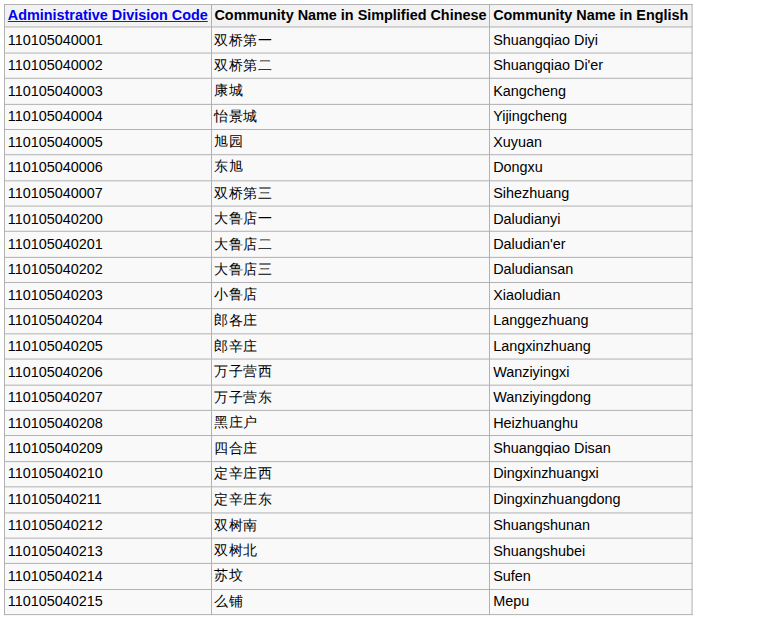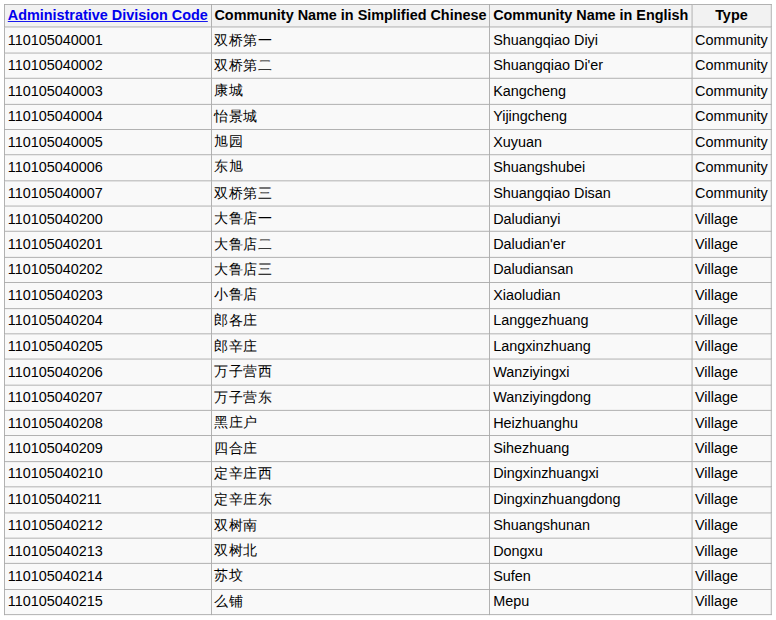+ column: (731, 15)
(518, 167) Dongxu -> (539, 167) Shuangshubei
(531, 193) Sihezhuang -> (552, 193) Shuangqiao Disan
(552, 448) Shuangqiao Disan -> (531, 448) Sihezhuang
(539, 550) Shuangshubei -> (518, 550) Dongxu
